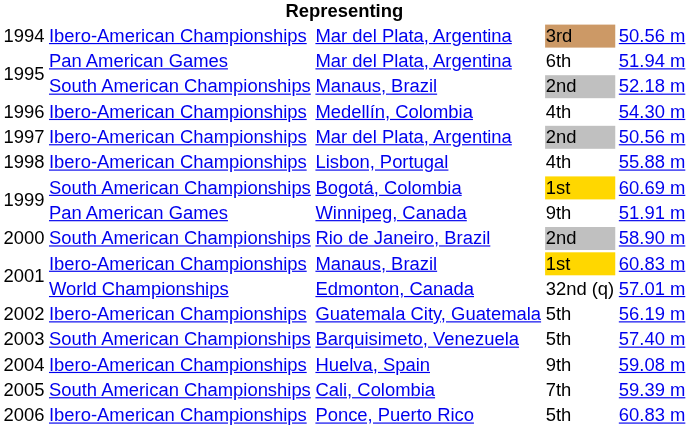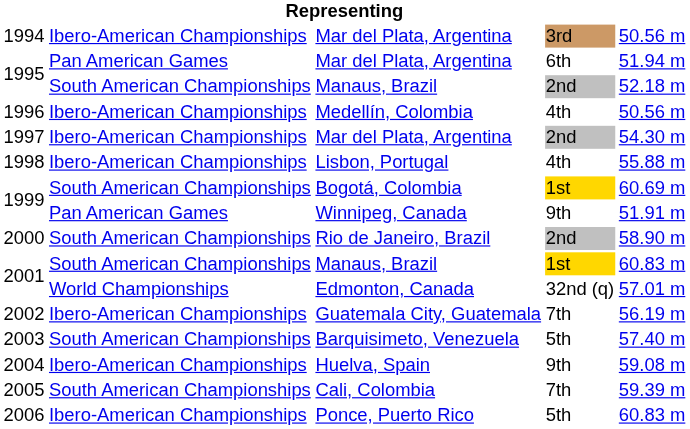(652, 111) 54.30 m -> (652, 111) 50.56 m
(652, 137) 50.56 m -> (652, 137) 54.30 m
(178, 263) Ibero-American Championships -> (180, 263) South American Championships
(558, 314) 5th -> (558, 314) 7th
